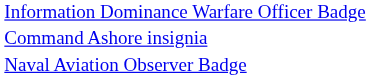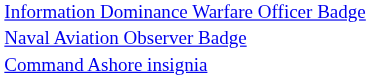rows swapped: (125, 64) <-> (106, 38)
